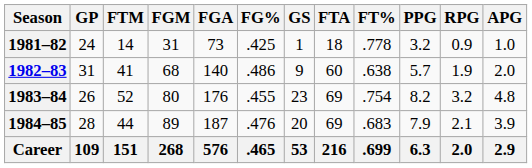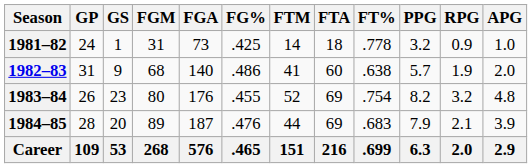columns swapped: (299, 17) <-> (125, 17)
